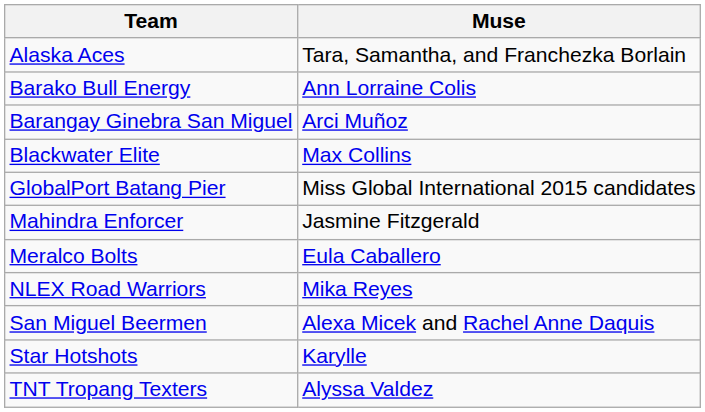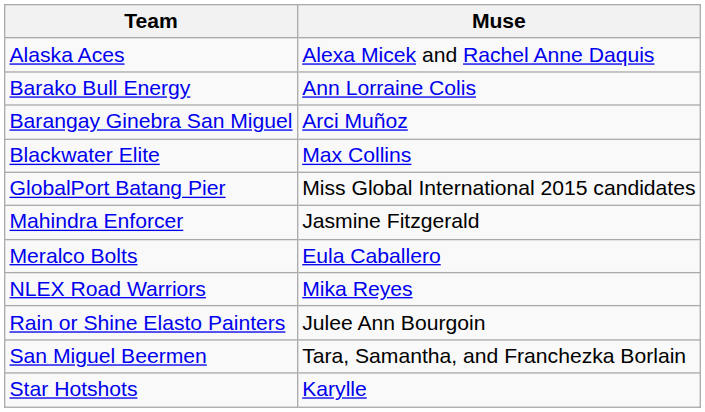(494, 54) Tara, Samantha, and Franchezka Borlain -> (478, 54) Alexa Micek and Rachel Anne Daquis
+ row: (147, 322)
(478, 322) Alexa Micek and Rachel Anne Daquis -> (494, 356) Tara, Samantha, and Franchezka Borlain
- row: (108, 389)
